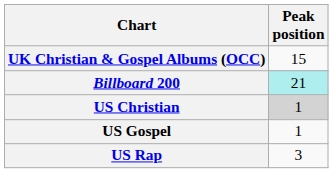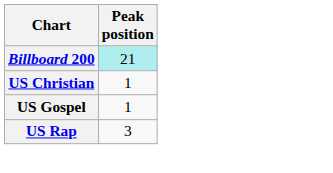- row: (137, 58)
(298, 107) lightgrey background -> (128, 82) no background
